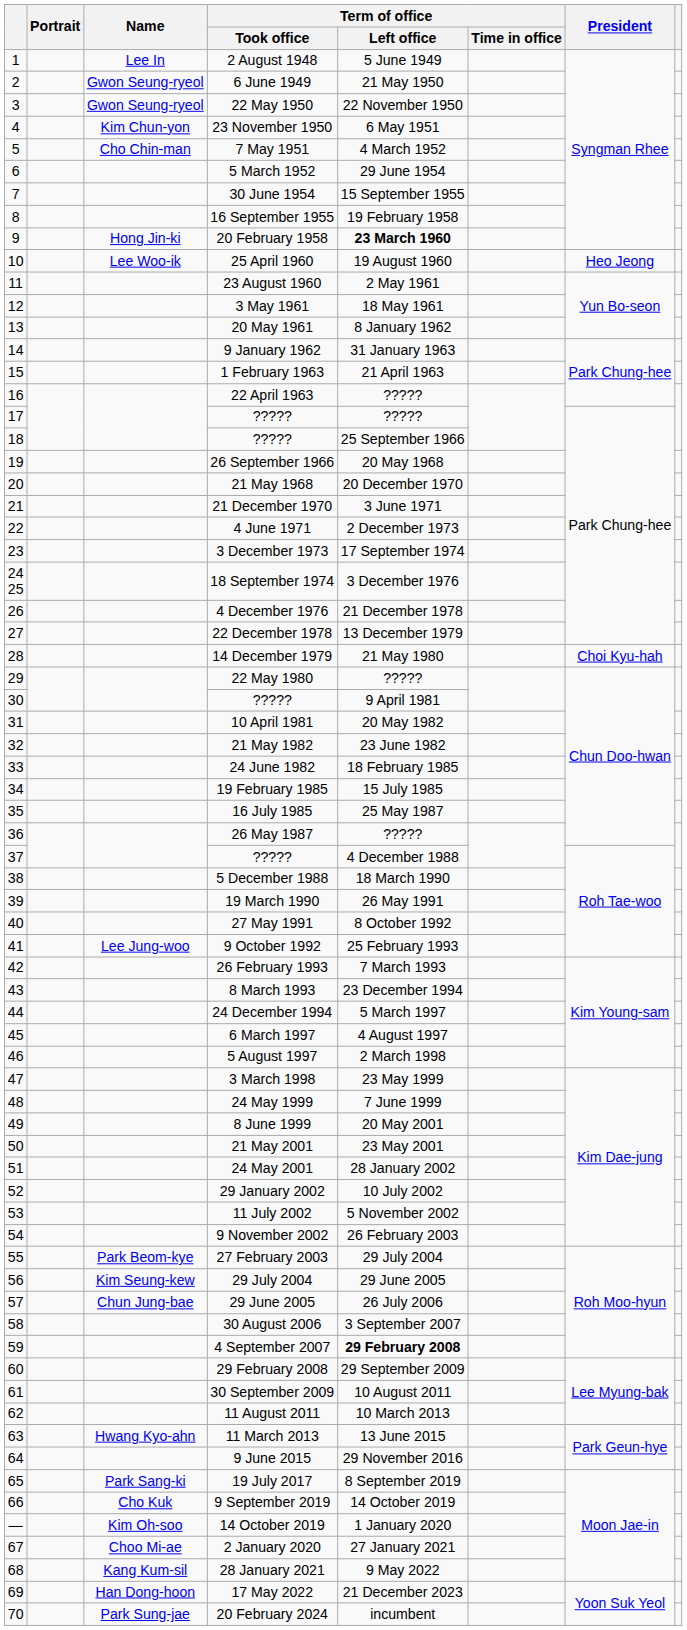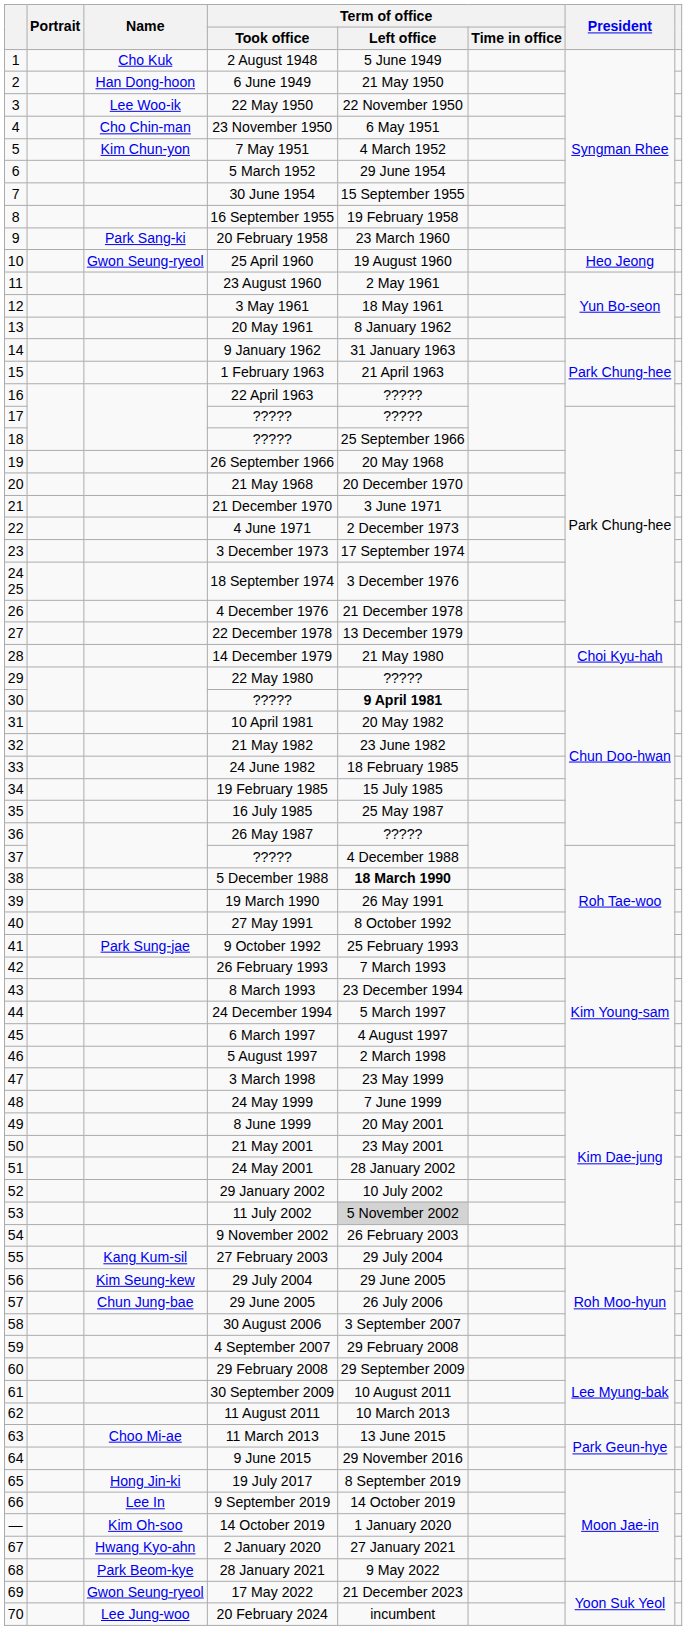(145, 61) Lee In -> (145, 61) Cho Kuk
(145, 83) Gwon Seung-ryeol -> (145, 83) Han Dong-hoon
(145, 105) Gwon Seung-ryeol -> (145, 105) Lee Woo-ik
(145, 128) Kim Chun-yon -> (145, 128) Cho Chin-man
(145, 150) Cho Chin-man -> (145, 150) Kim Chun-yon
(145, 239) Hong Jin-ki -> (145, 239) Park Sang-ki
(403, 239) bold -> (403, 239) normal
(145, 261) Lee Woo-ik -> (145, 261) Gwon Seung-ryeol
(403, 701) normal -> (403, 701) bold
(403, 879) normal -> (403, 879) bold
(145, 946) Lee Jung-woo -> (145, 946) Park Sung-jae
(403, 1213) no background -> (403, 1213) lightgrey background
(145, 1258) Park Beom-kye -> (145, 1258) Kang Kum-sil
(403, 1347) bold -> (403, 1347) normal
(145, 1436) Hwang Kyo-ahn -> (145, 1436) Choo Mi-ae
(145, 1481) Park Sang-ki -> (145, 1481) Hong Jin-ki
(145, 1503) Cho Kuk -> (145, 1503) Lee In
(145, 1548) Choo Mi-ae -> (145, 1548) Hwang Kyo-ahn
(145, 1570) Kang Kum-sil -> (145, 1570) Park Beom-kye
(145, 1592) Han Dong-hoon -> (145, 1592) Gwon Seung-ryeol
(145, 1615) Park Sung-jae -> (145, 1615) Lee Jung-woo
